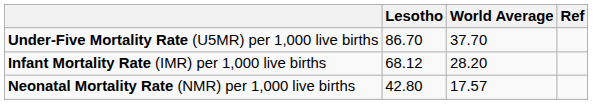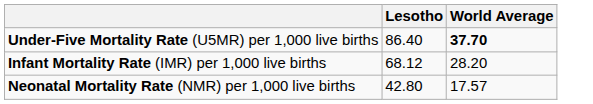- column: (572, 16)
(404, 39) 86.70 -> (404, 39) 86.40
(469, 39) normal -> (469, 39) bold
